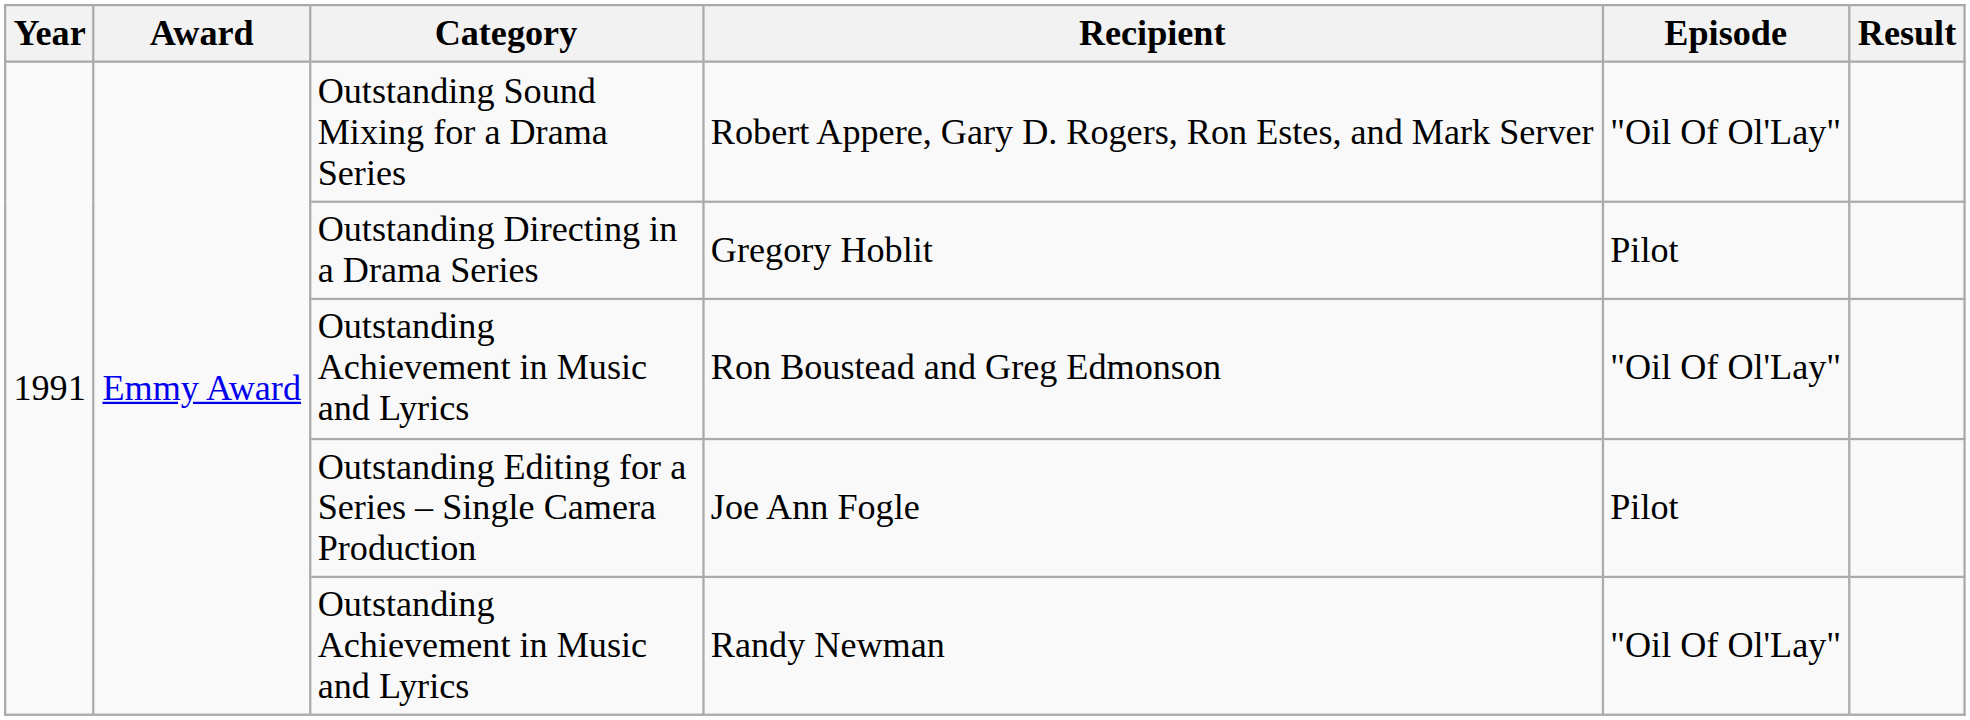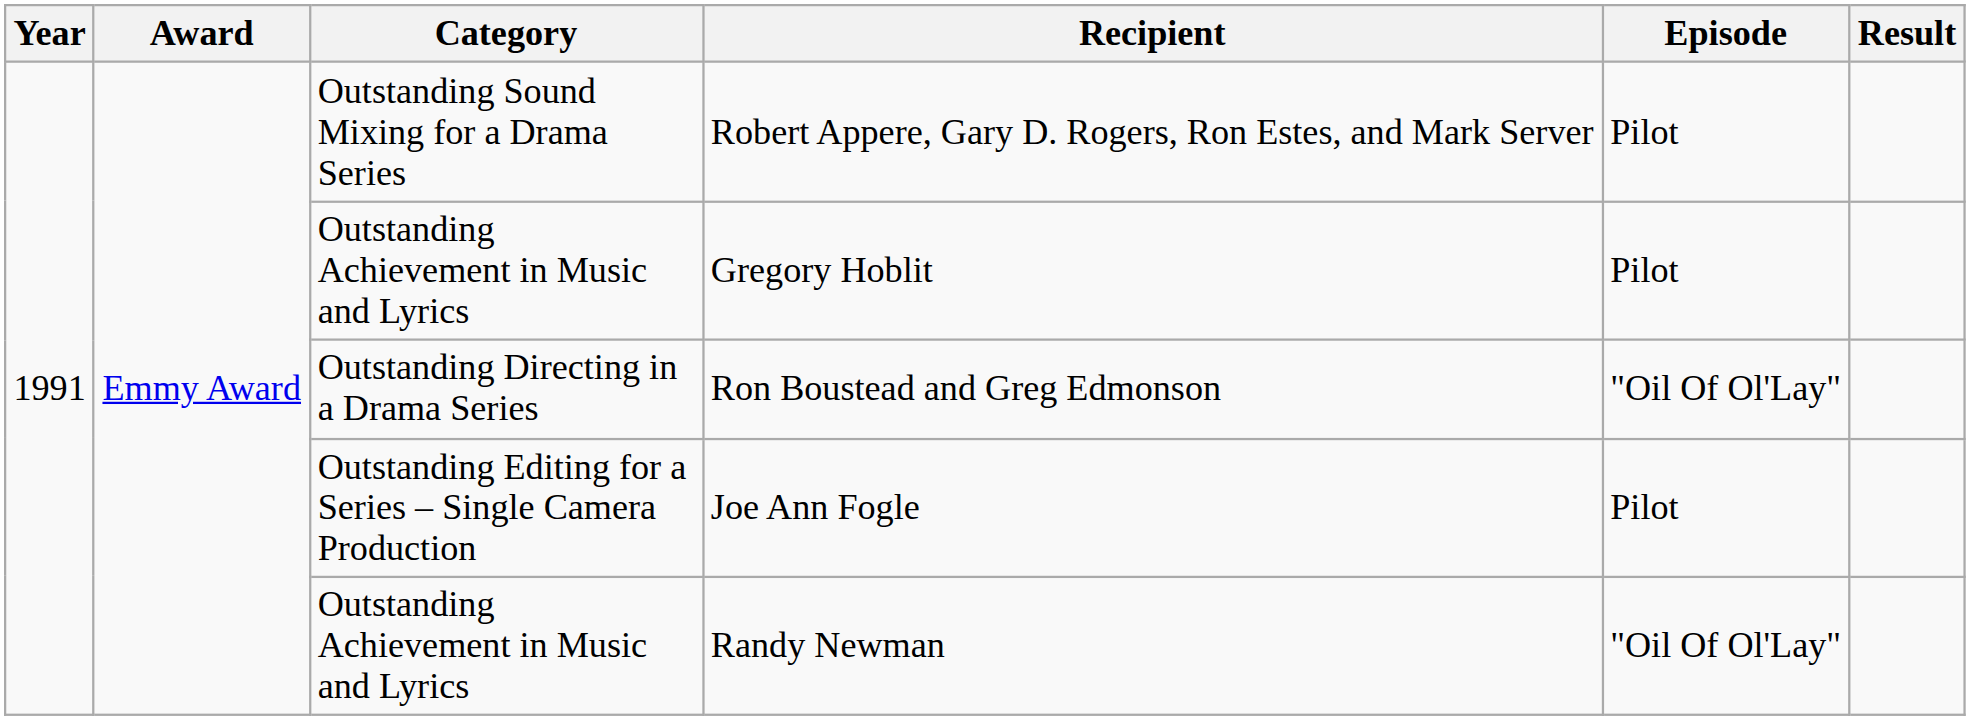(1726, 131) "Oil Of Ol'Lay" -> (1644, 131) Pilot
(497, 249) Outstanding Directing in a Drama Series -> (482, 269) Outstanding Achievement in Music and Lyrics
(482, 367) Outstanding Achievement in Music and Lyrics -> (497, 388) Outstanding Directing in a Drama Series
